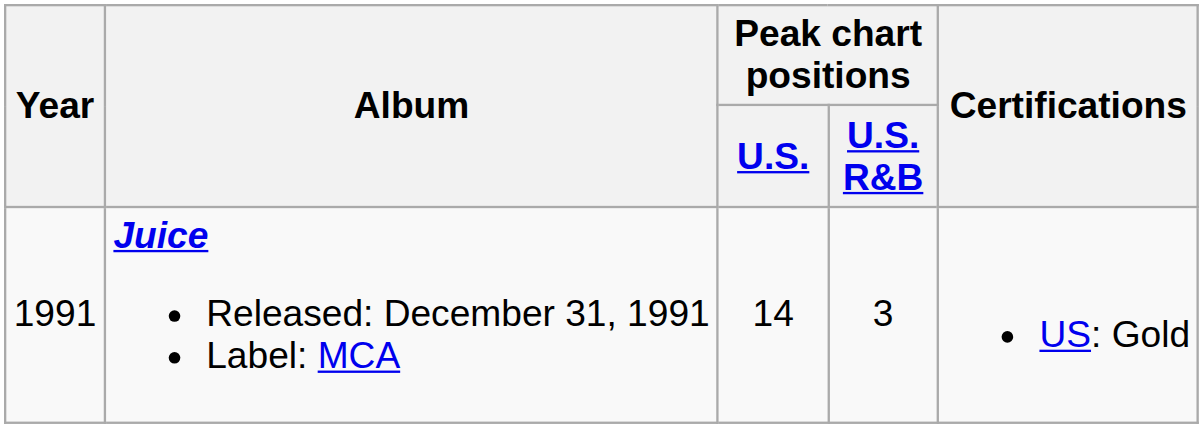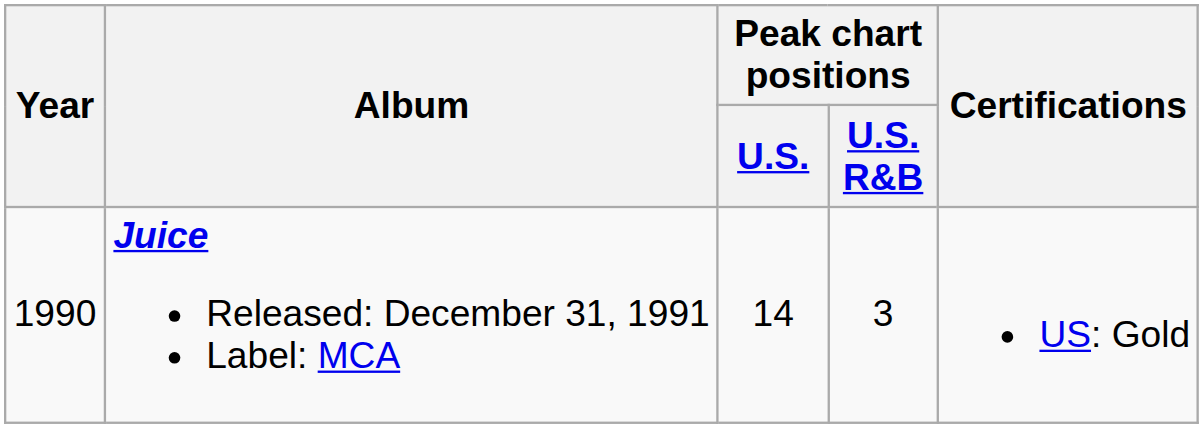(55, 314) 1991 -> (55, 314) 1990
